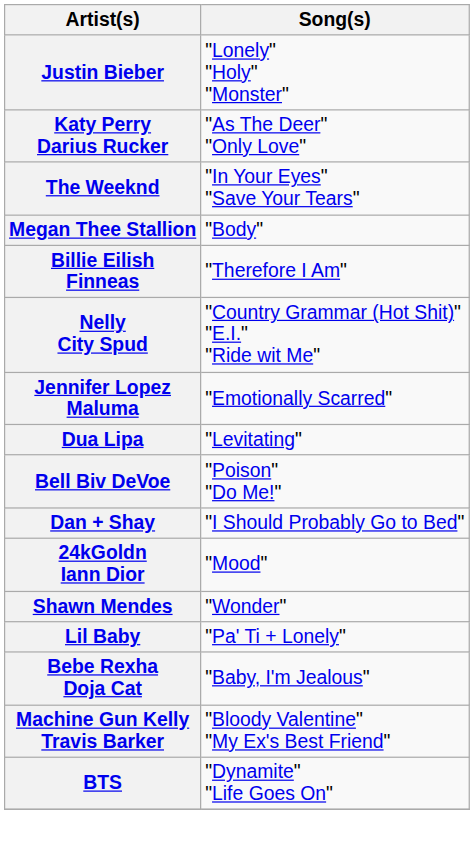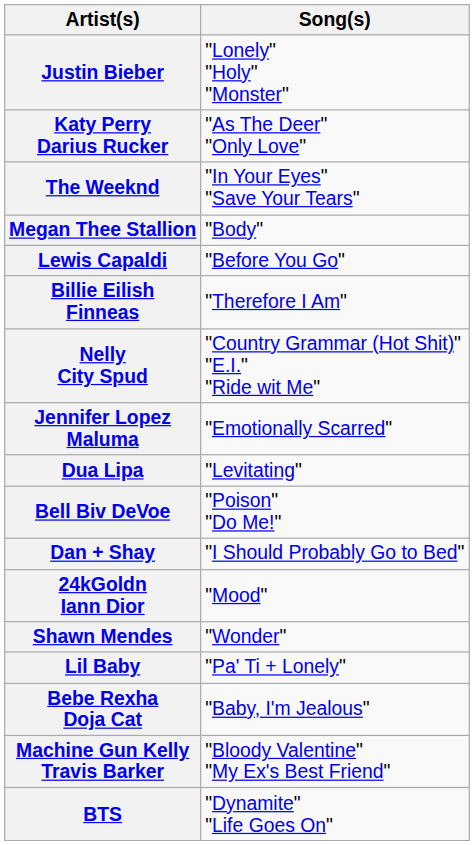+ row: (103, 260)
